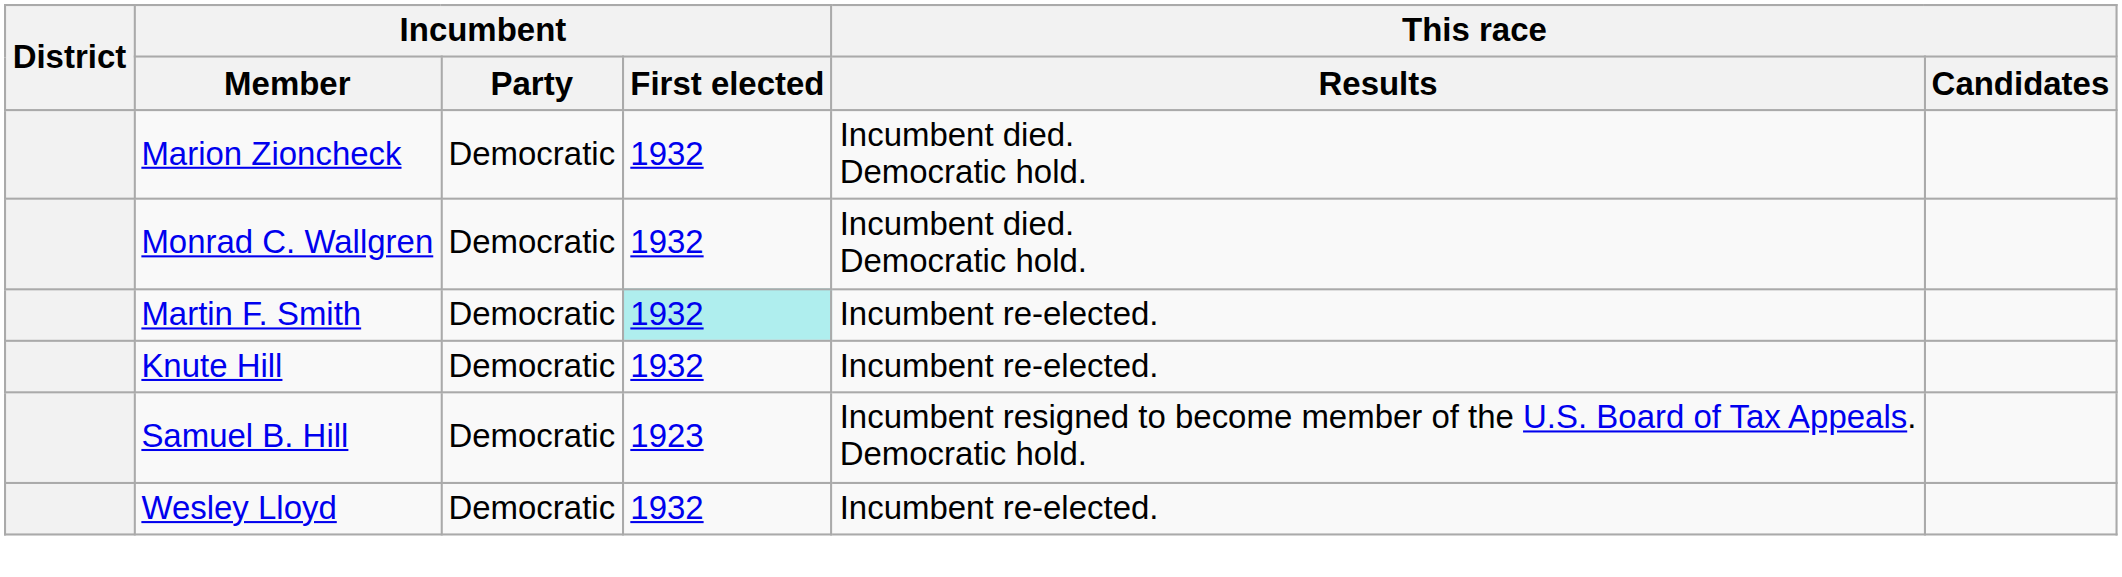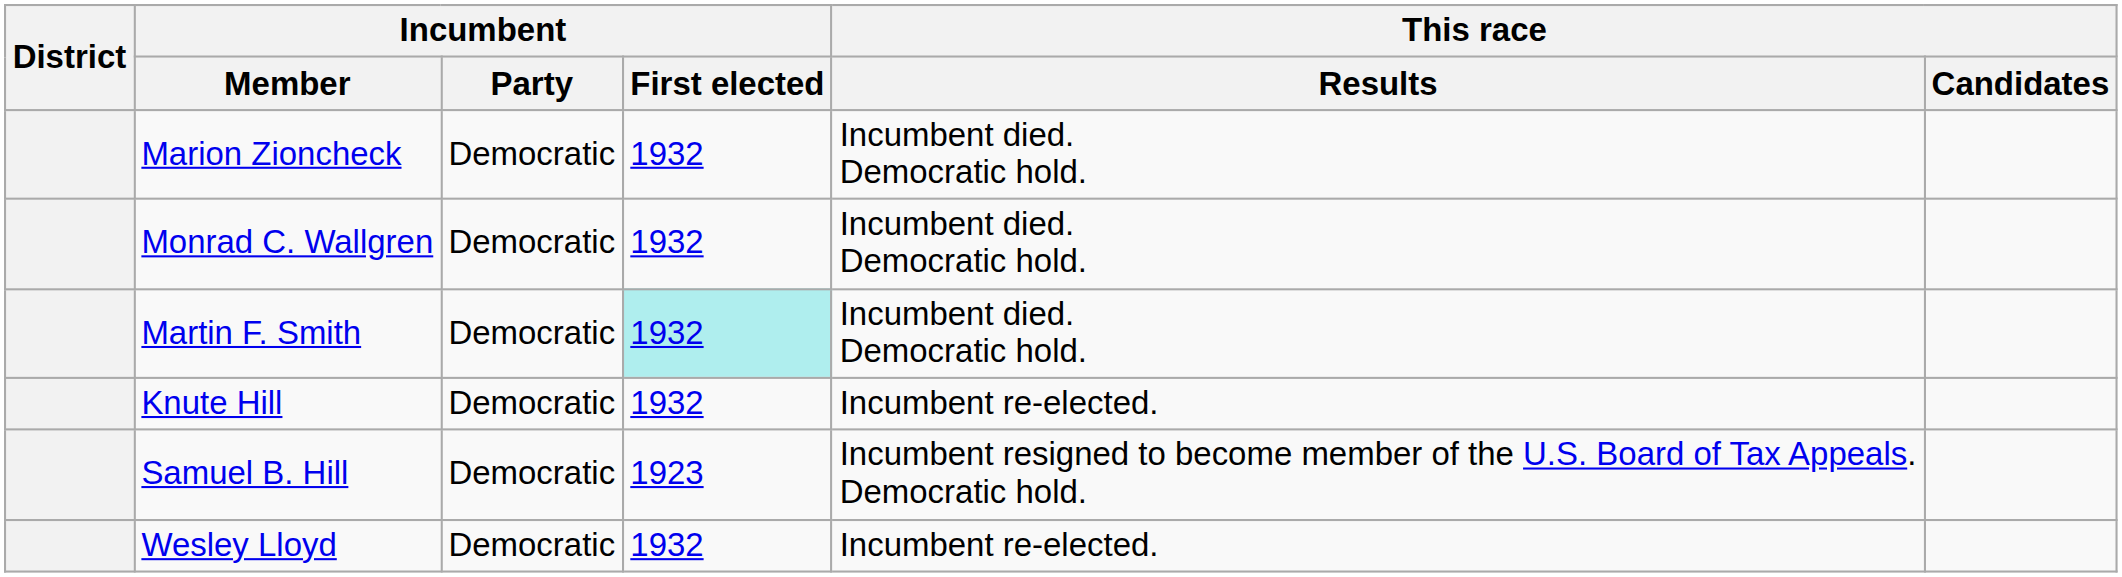(999, 313) Incumbent re-elected. -> (963, 332) Incumbent died. Democratic hold.
